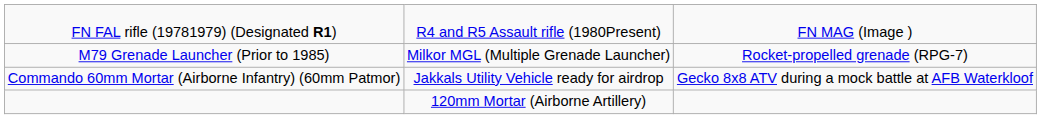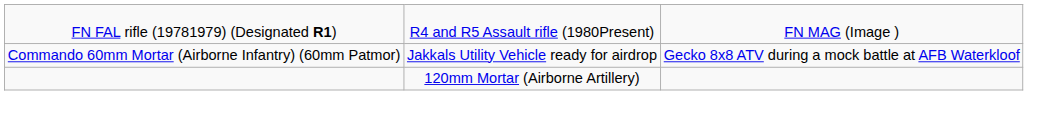- row: (204, 55)
